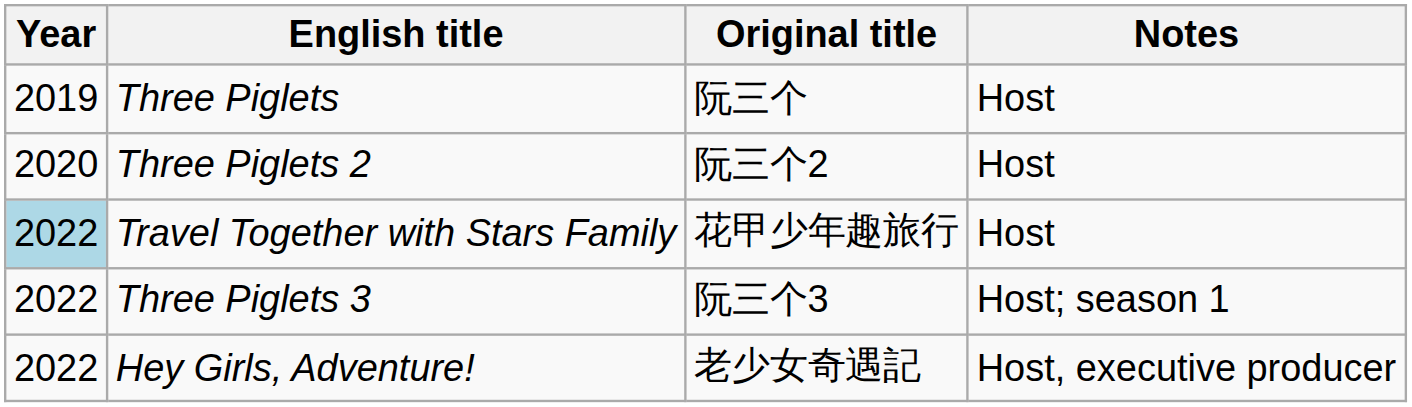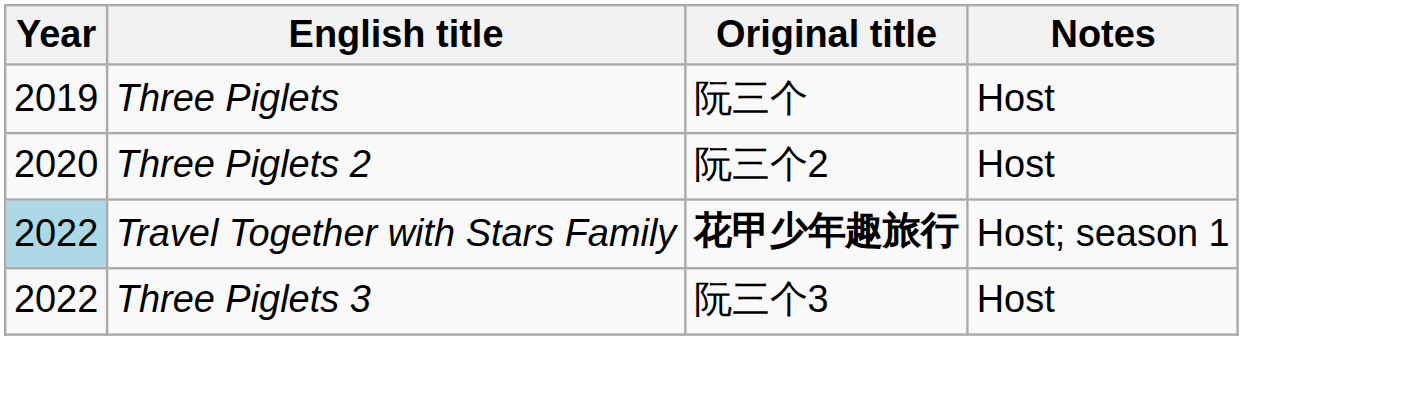(827, 231) normal -> (827, 231) bold
(1016, 232) Host -> (1103, 232) Host; season 1
(1103, 300) Host; season 1 -> (1016, 300) Host
- row: (295, 367)
